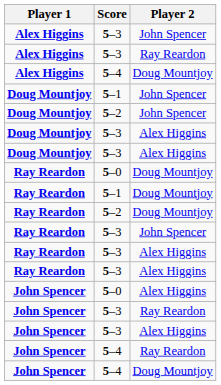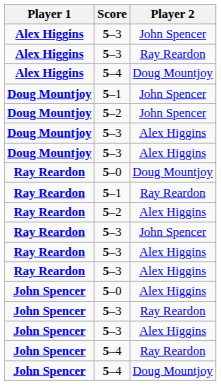(173, 192) Doug Mountjoy -> (173, 192) Ray Reardon
(173, 212) Doug Mountjoy -> (173, 212) Alex Higgins
